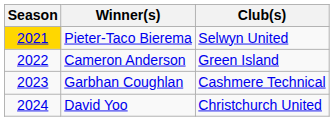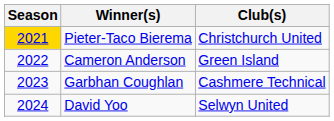(243, 37) Selwyn United -> (260, 37) Christchurch United
(260, 104) Christchurch United -> (243, 104) Selwyn United
